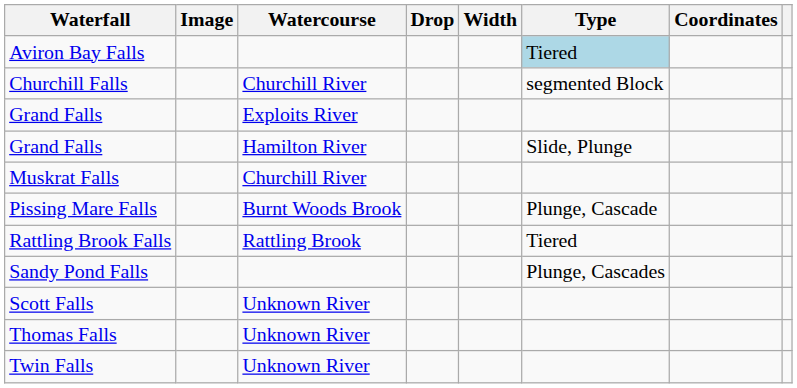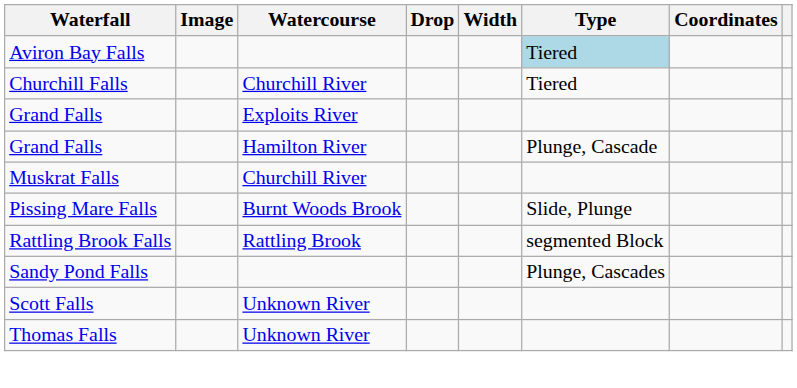(595, 83) segmented Block -> (552, 83) Tiered
(579, 146) Slide, Plunge -> (592, 146) Plunge, Cascade
(592, 209) Plunge, Cascade -> (579, 209) Slide, Plunge
(552, 240) Tiered -> (595, 240) segmented Block
- row: (51, 366)
